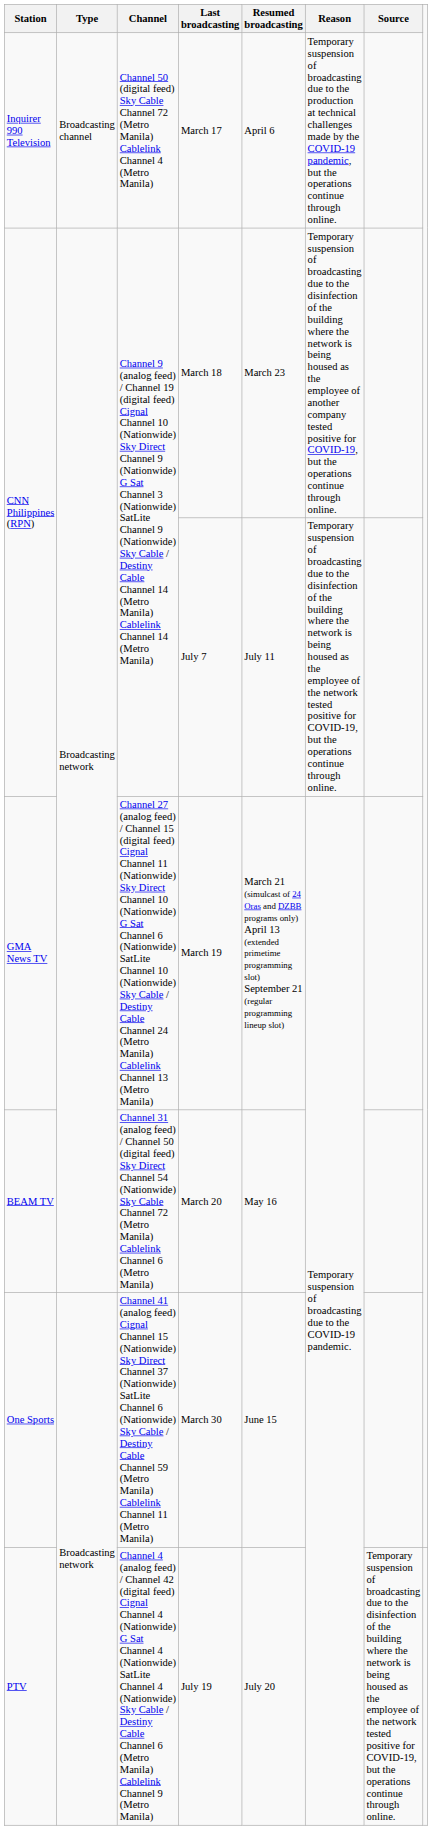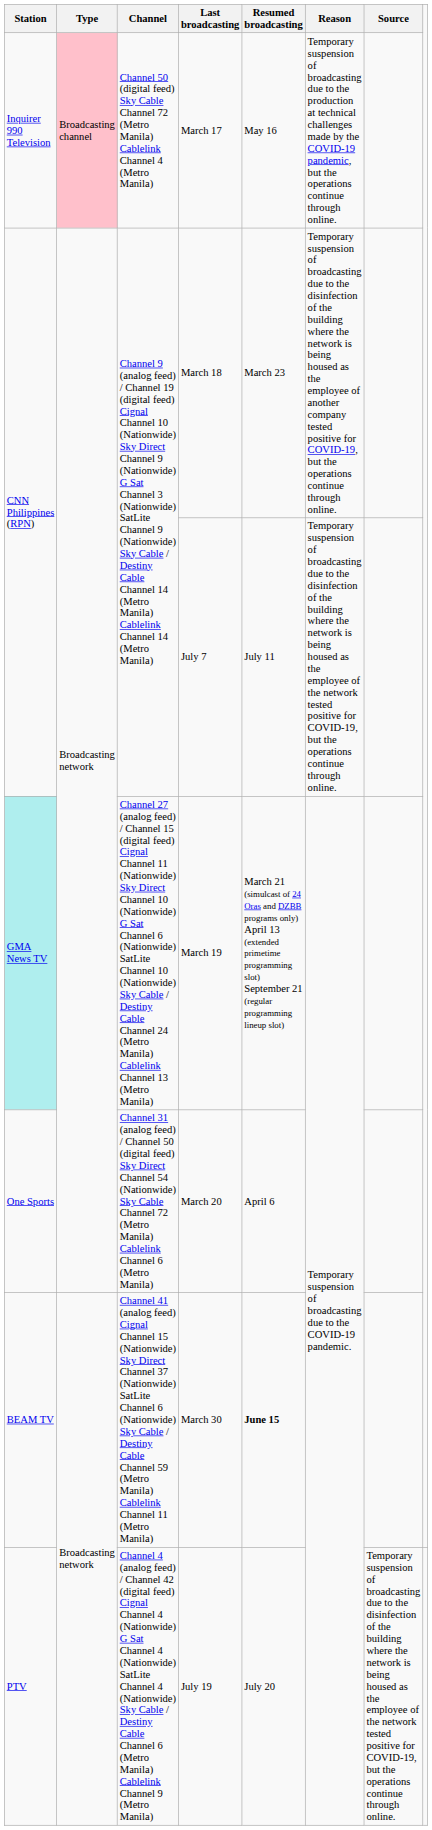(87, 130) no background -> (87, 130) pink background
(259, 130) April 6 -> (261, 130) May 16
(27, 953) no background -> (27, 953) paleturquoise background
(30, 1201) BEAM TV -> (30, 1201) One Sports
(261, 1201) May 16 -> (259, 1201) April 6
(30, 1420) One Sports -> (30, 1420) BEAM TV
(261, 1420) normal -> (262, 1420) bold
